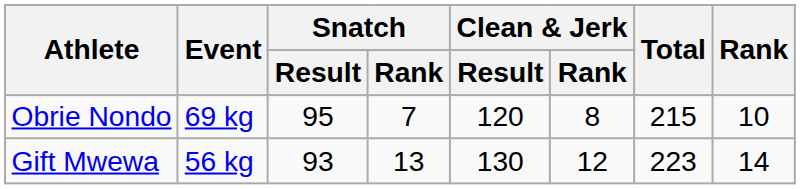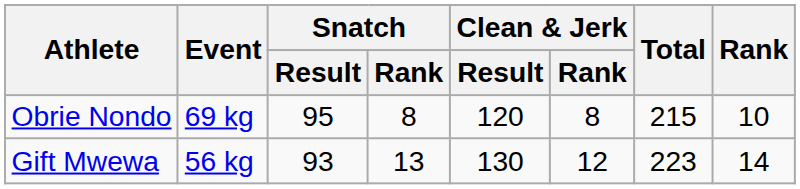(409, 117) 7 -> (409, 117) 8
